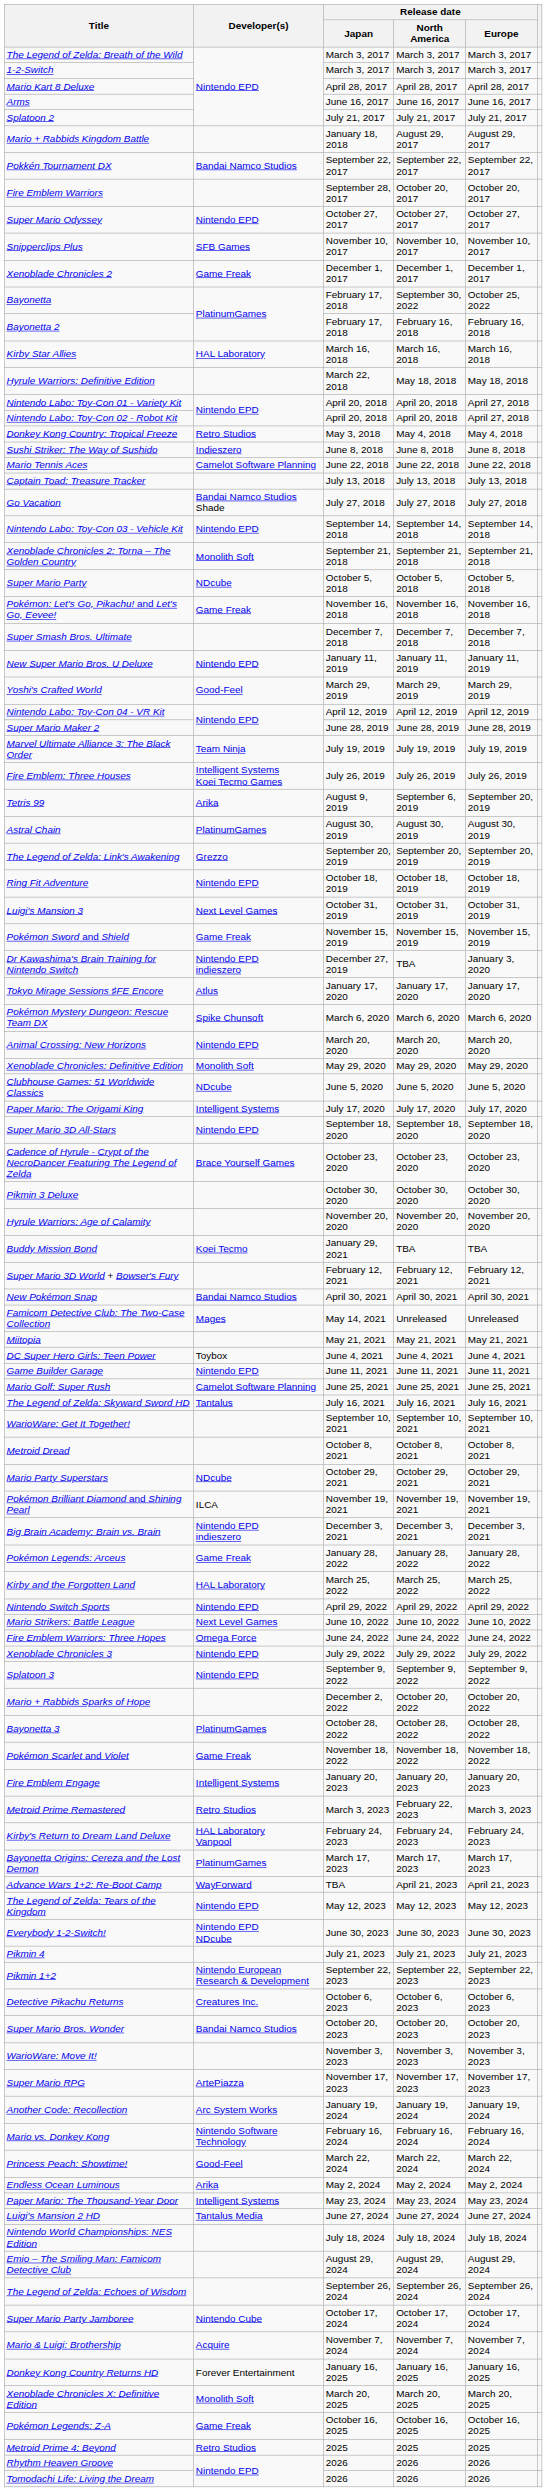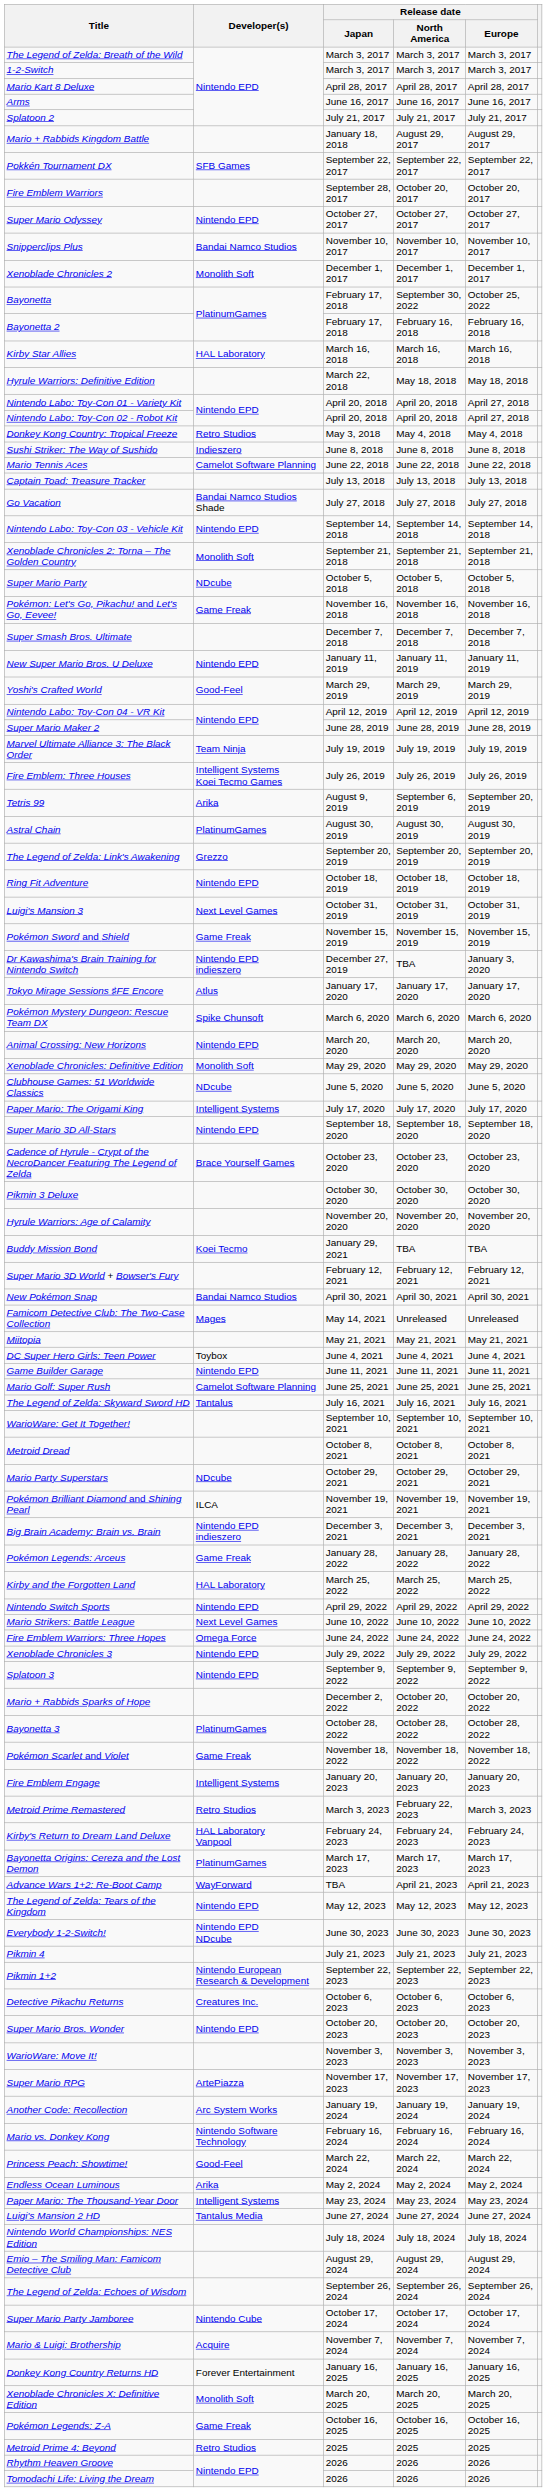(246, 166) Bandai Namco Studios -> (223, 166) SFB Games
(223, 246) SFB Games -> (246, 246) Bandai Namco Studios
(223, 273) Game Freak -> (225, 273) Monolith Soft
(246, 2029) Bandai Namco Studios -> (227, 2029) Nintendo EPD
